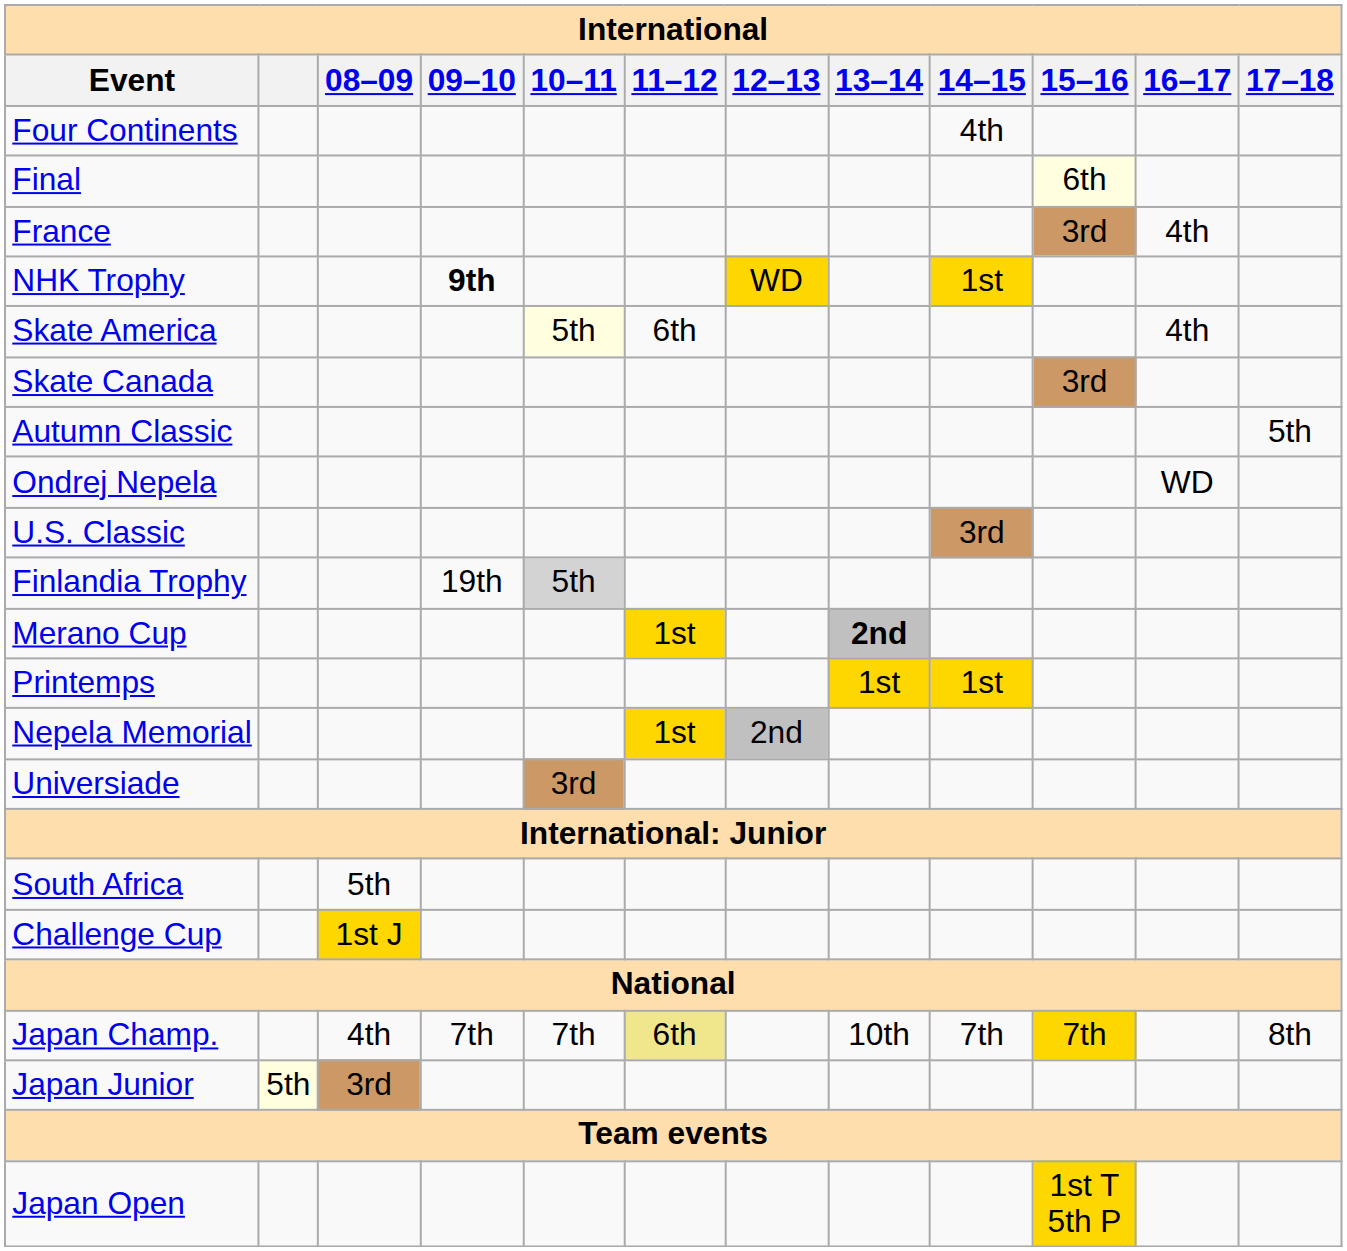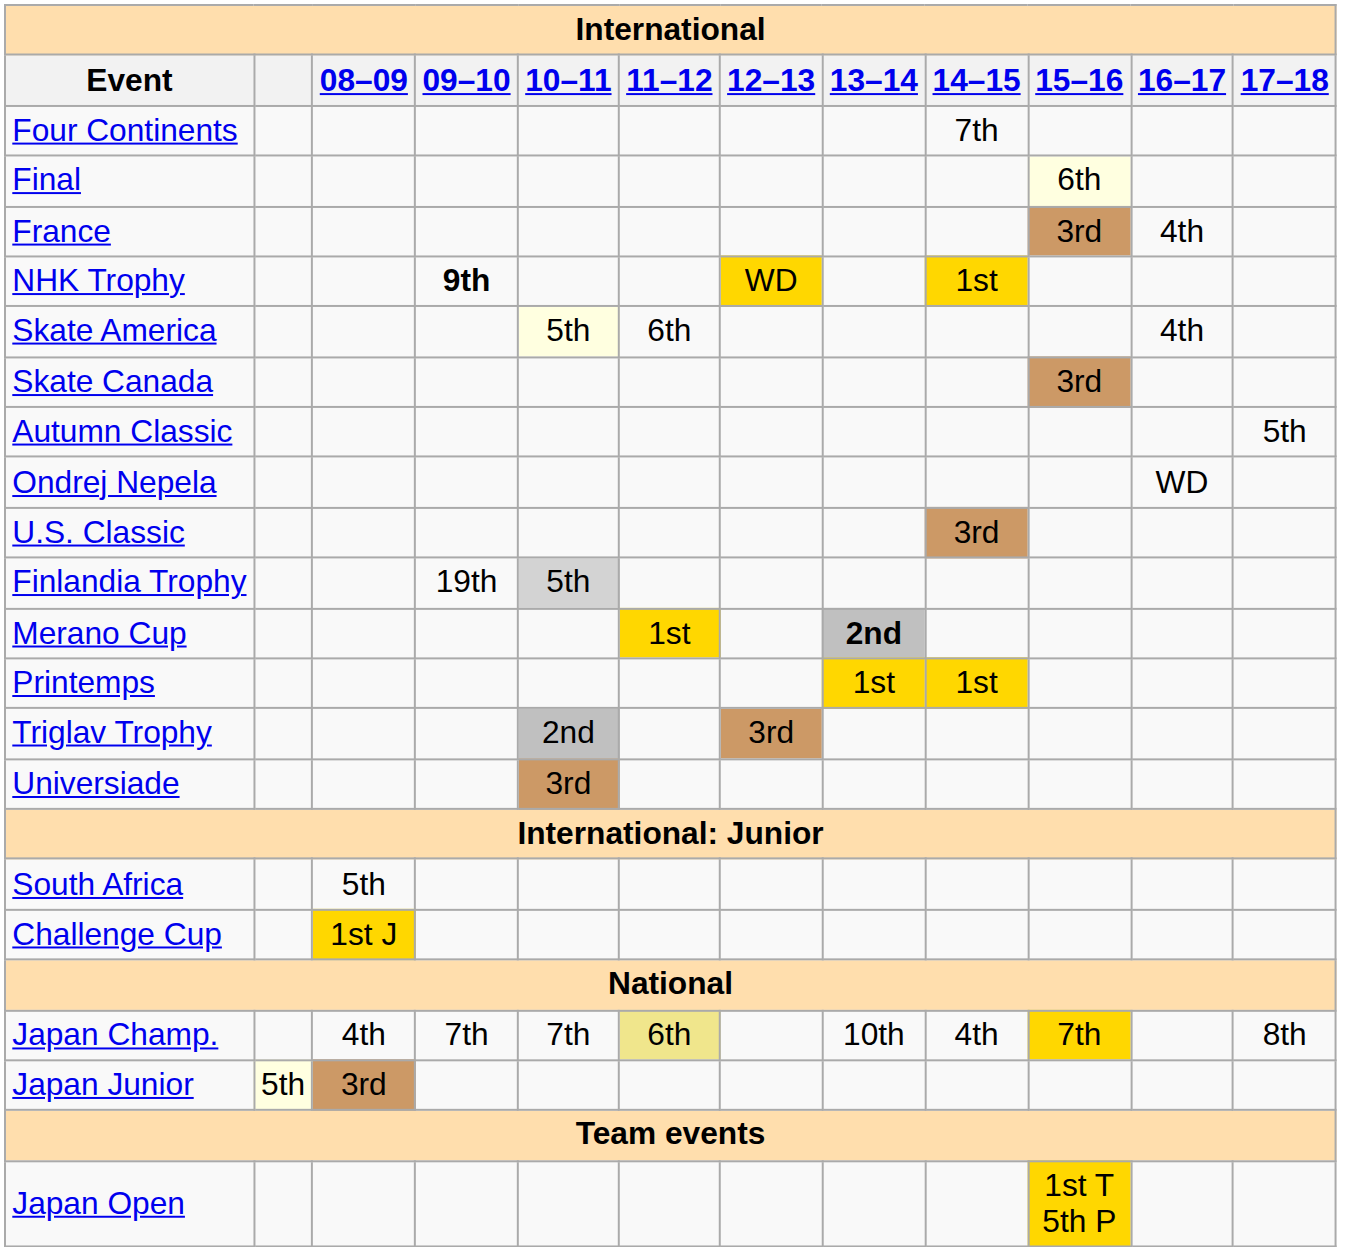(982, 130) 4th -> (977, 130) 7th
- row: (132, 733)
+ row: (112, 733)
(982, 1034) 7th -> (977, 1034) 4th
